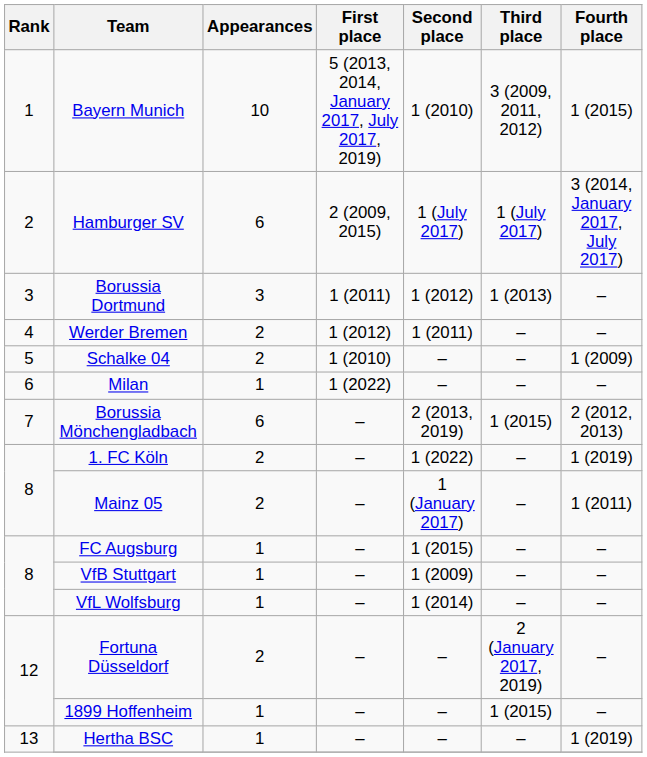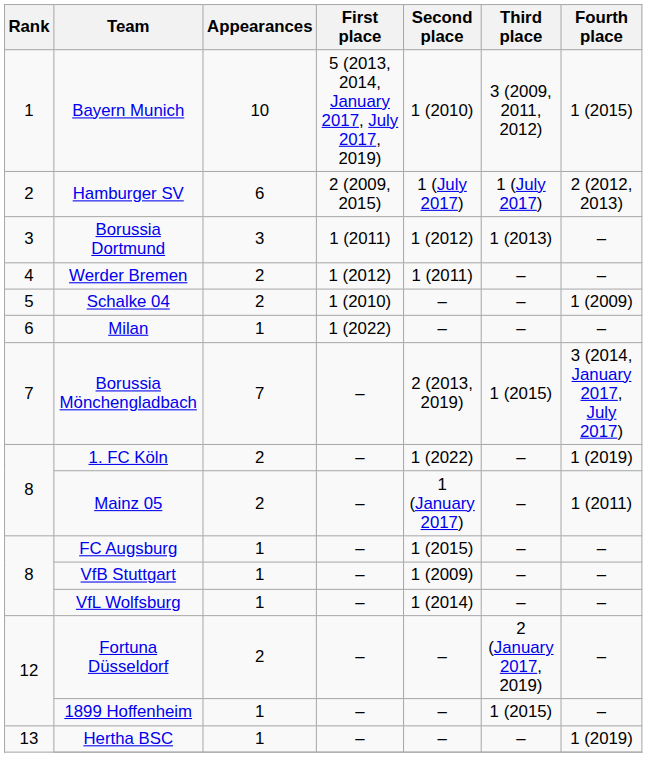(601, 222) 3 (2014, January 2017, July 2017) -> (601, 193) 2 (2012, 2013)
(260, 421) 6 -> (260, 393) 7
(601, 421) 2 (2012, 2013) -> (601, 393) 3 (2014, January 2017, July 2017)
